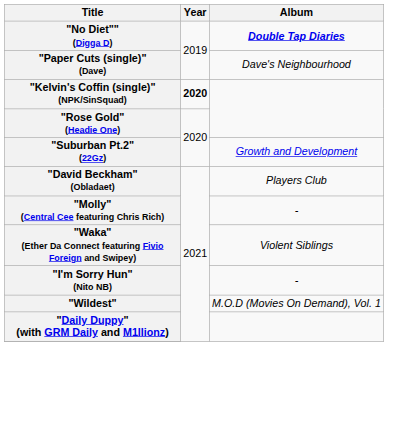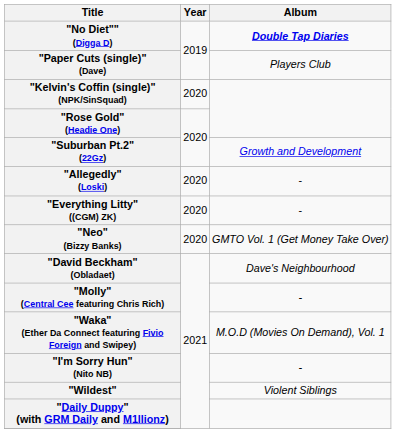(296, 65) Dave's Neighbourhood -> (300, 65) Players Club
(195, 94) bold -> (195, 94) normal
+ row: (93, 181)
+ row: (93, 210)
+ row: (93, 239)
(296, 181) Players Club -> (300, 268) Dave's Neighbourhood
(296, 245) Violent Siblings -> (300, 332) M.O.D (Movies On Demand), Vol. 1
(296, 303) M.O.D (Movies On Demand), Vol. 1 -> (300, 390) Violent Siblings
